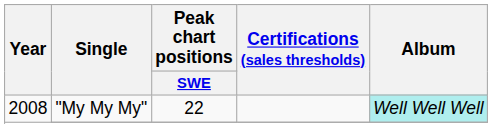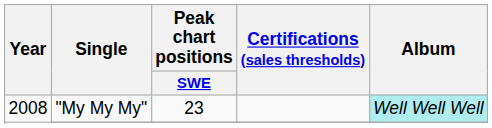(194, 108) 22 -> (194, 108) 23
